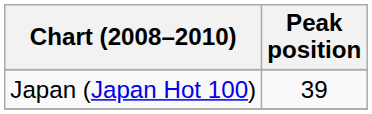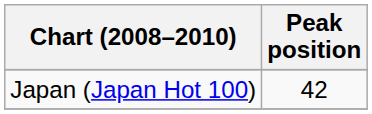(314, 89) 39 -> (314, 89) 42
